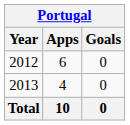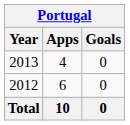rows swapped: (24, 62) <-> (24, 85)
